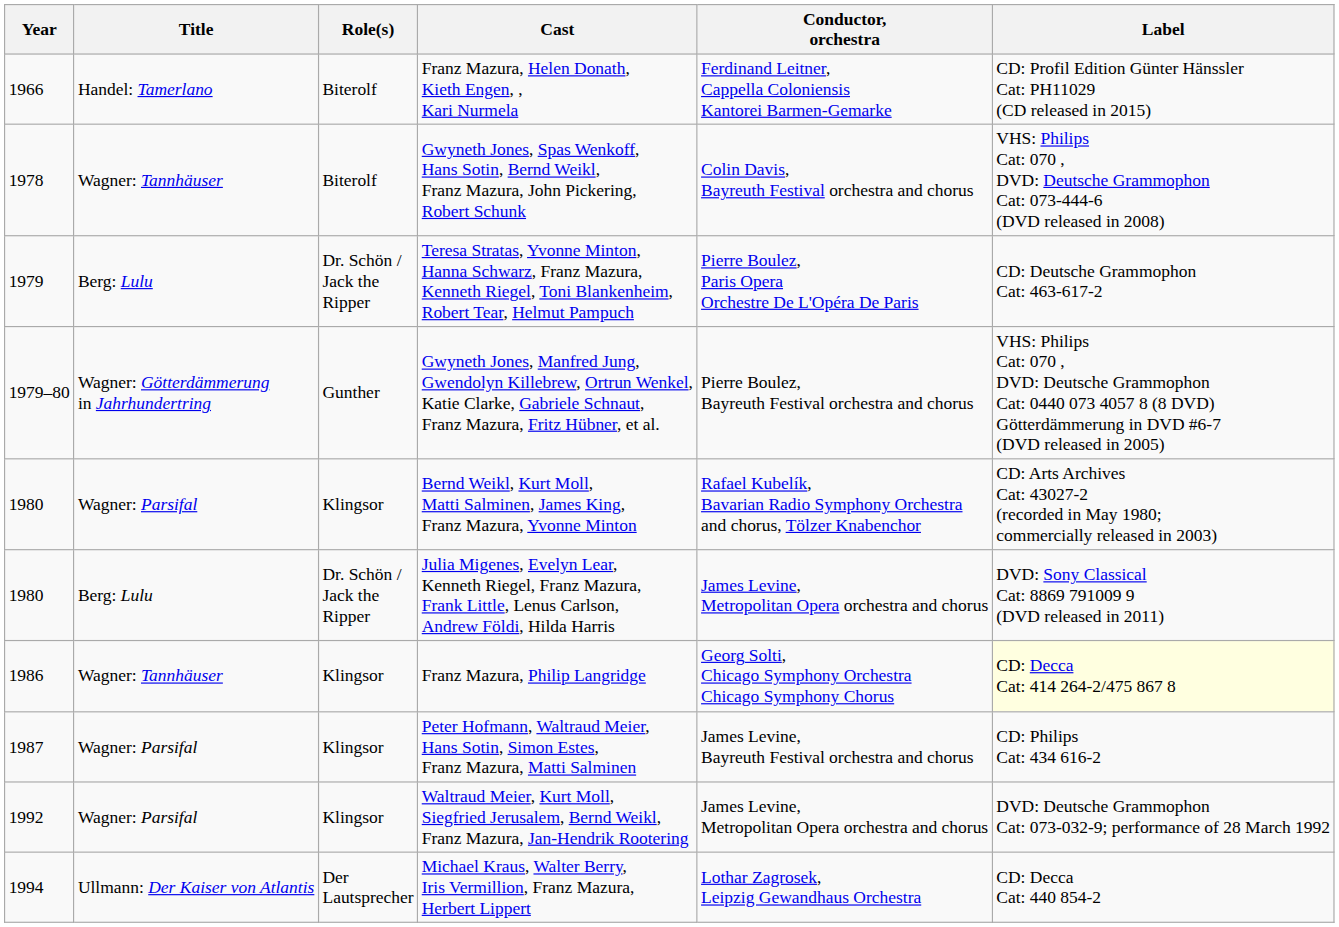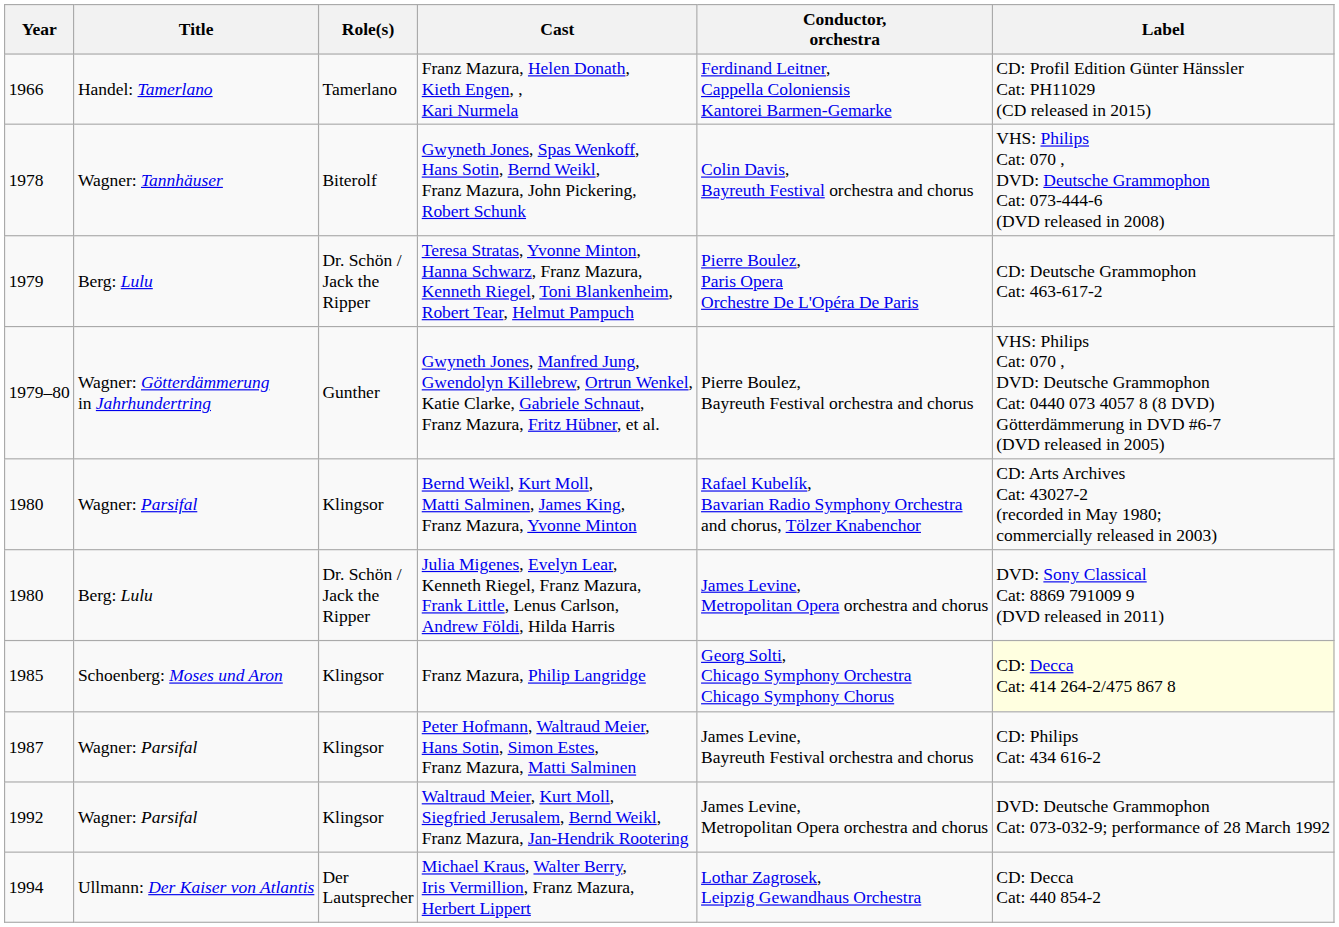(350, 89) Biterolf -> (360, 89) Tamerlano
(26, 676) 1986 -> (26, 676) 1985
(150, 676) Wagner: Tannhäuser -> (180, 676) Schoenberg: Moses und Aron
